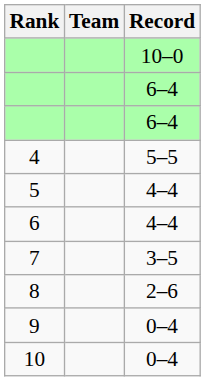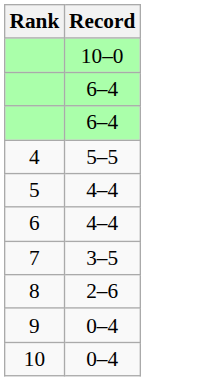- column: (94, 21)
